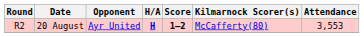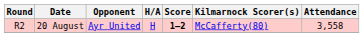(153, 26) bold -> (153, 26) normal
(330, 26) 3,553 -> (330, 26) 3,558
